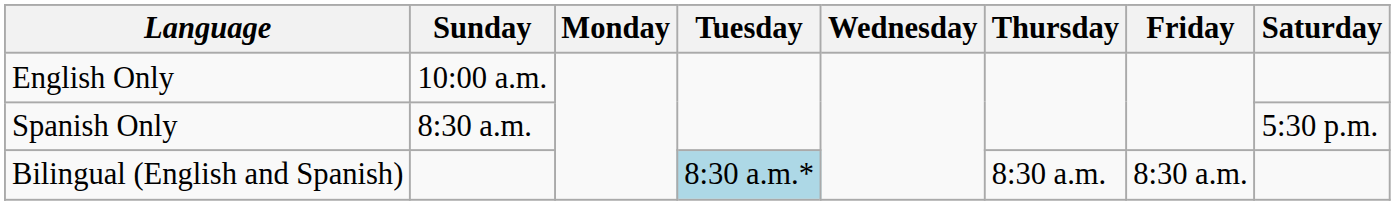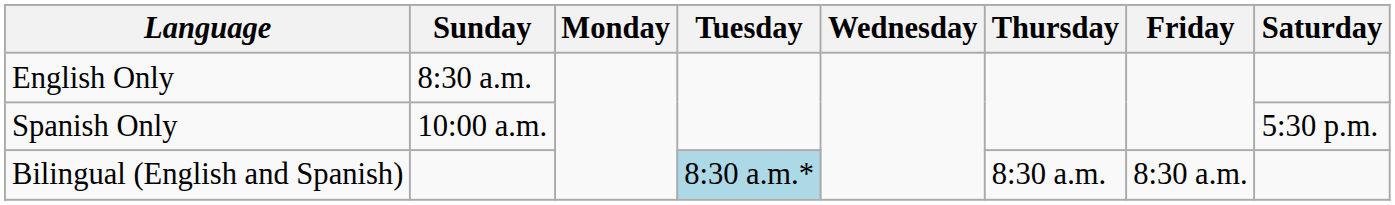(482, 77) 10:00 a.m. -> (475, 77) 8:30 a.m.
(475, 125) 8:30 a.m. -> (482, 125) 10:00 a.m.
